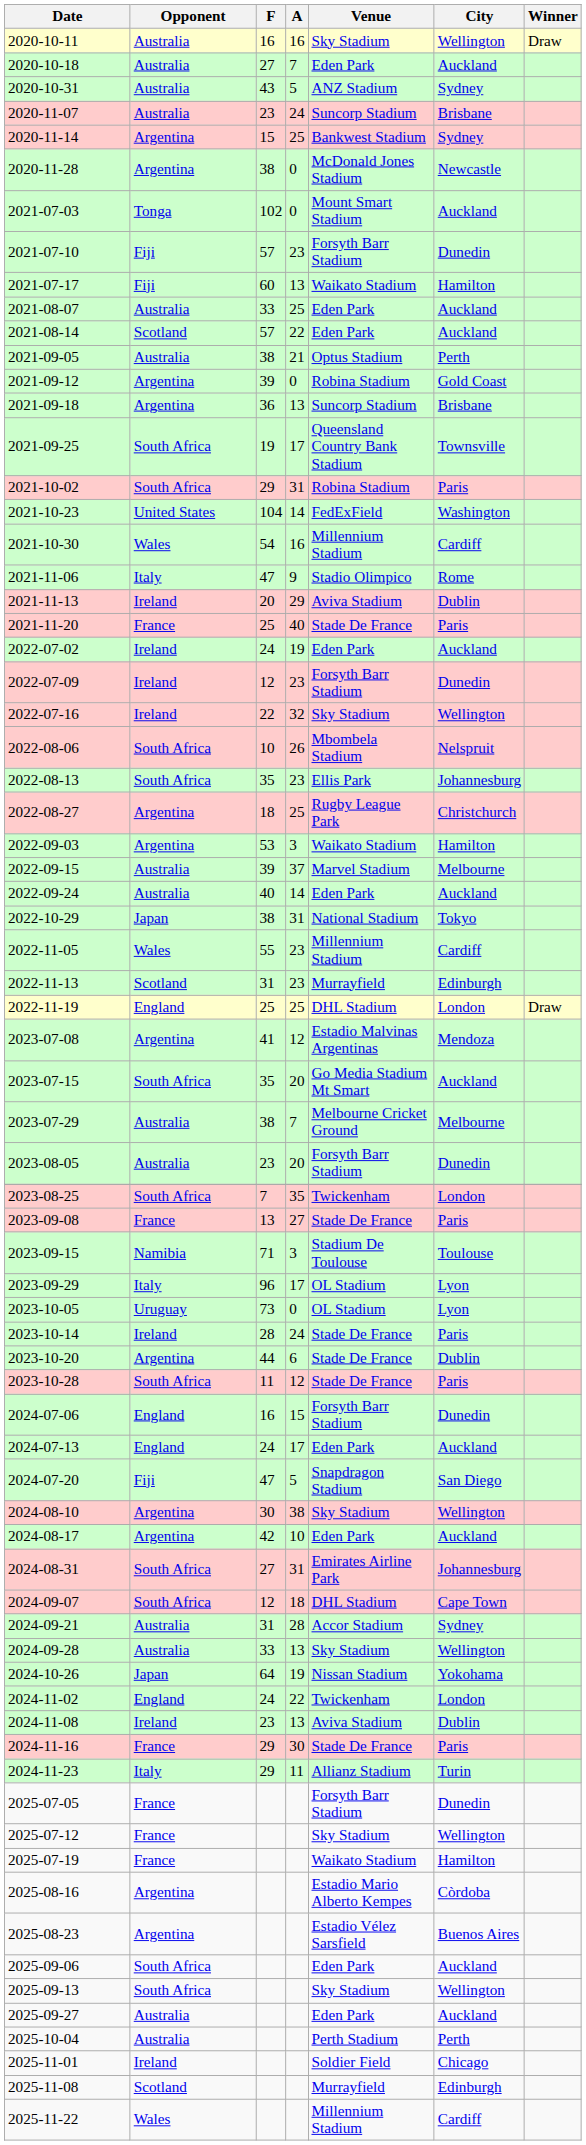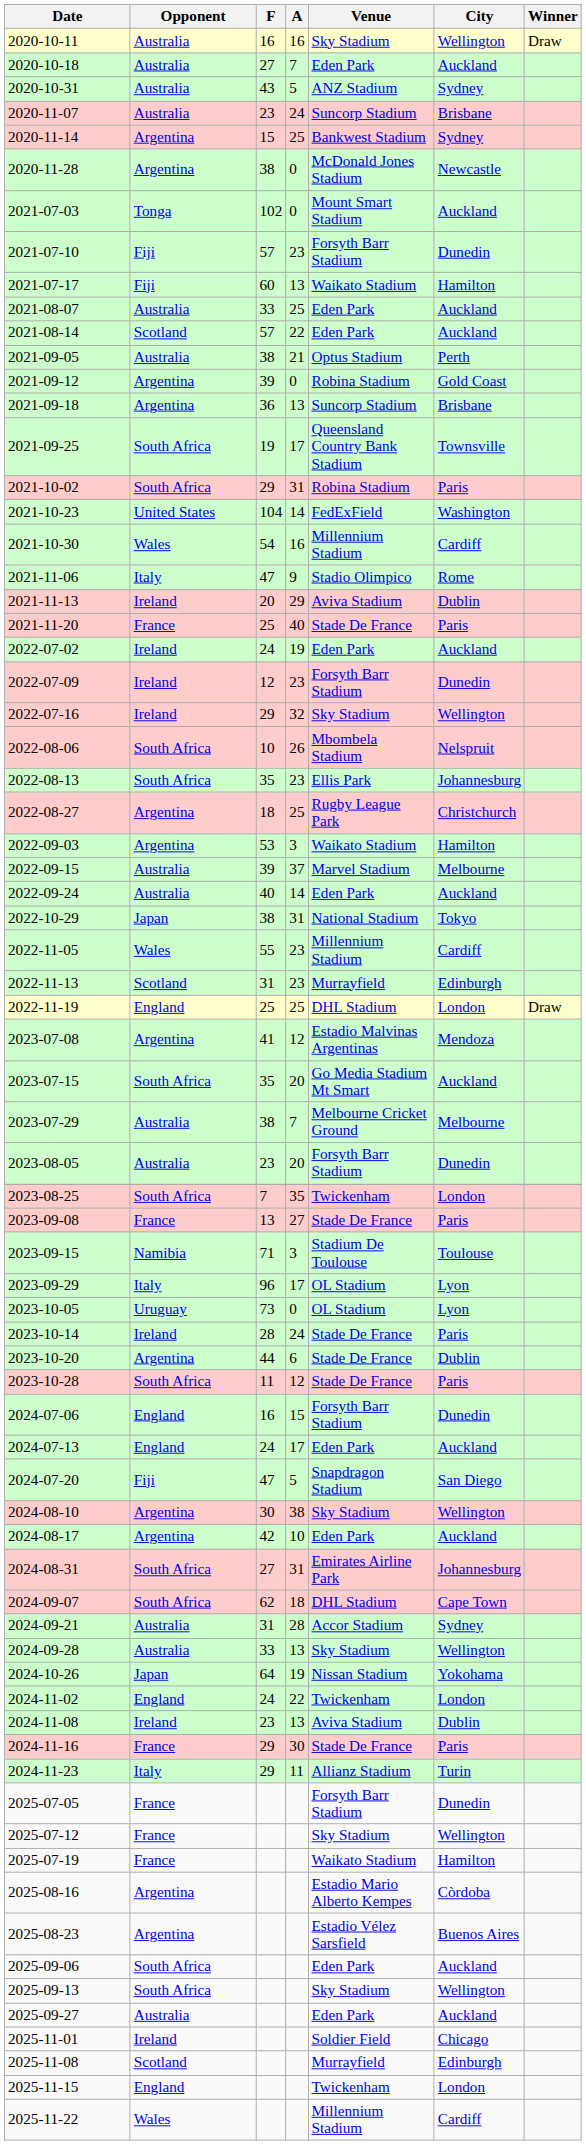(267, 714) 22 -> (267, 714) 29
(267, 1601) 12 -> (267, 1601) 62
- row: (43, 2038)
+ row: (43, 2087)
